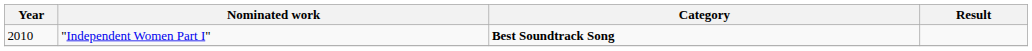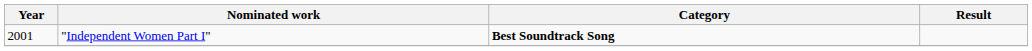(20, 35) 2010 -> (20, 35) 2001
